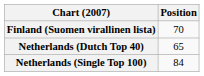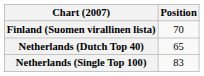(179, 63) 84 -> (179, 63) 83
